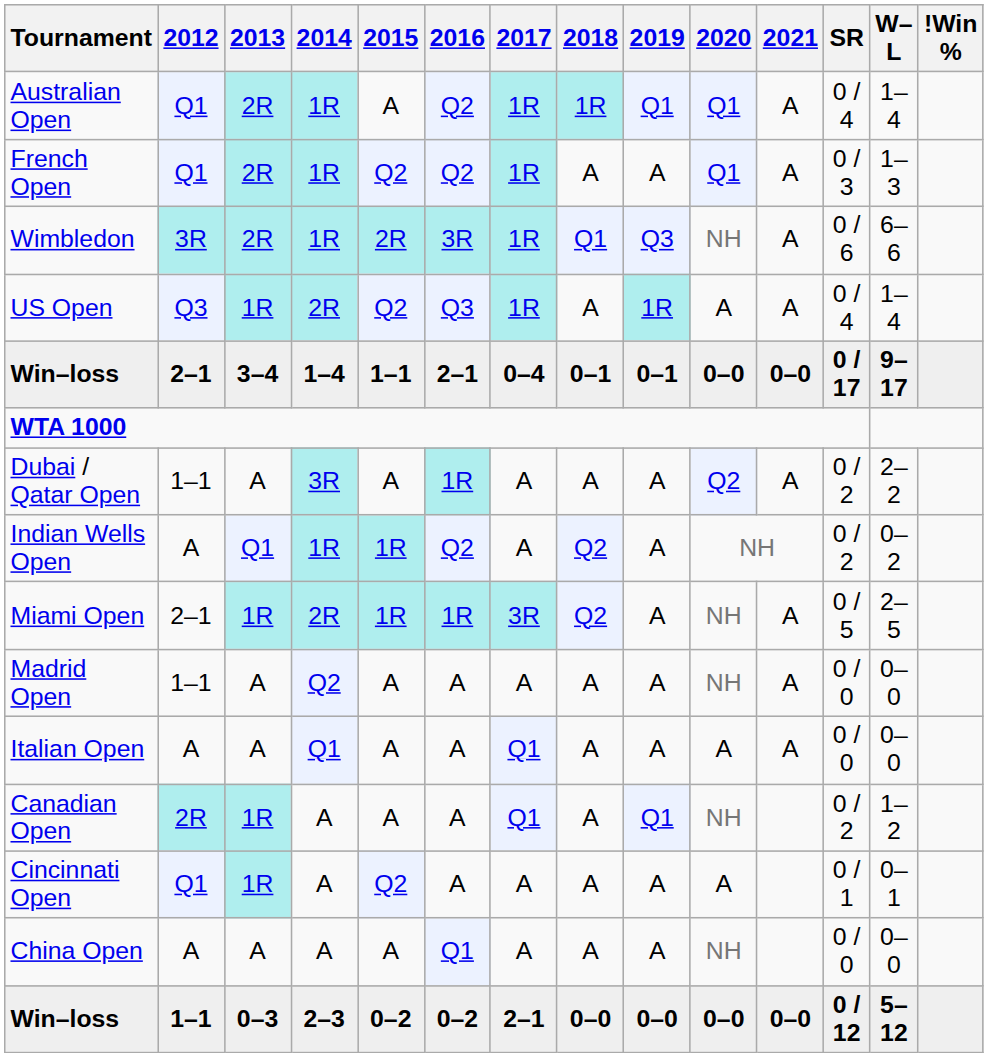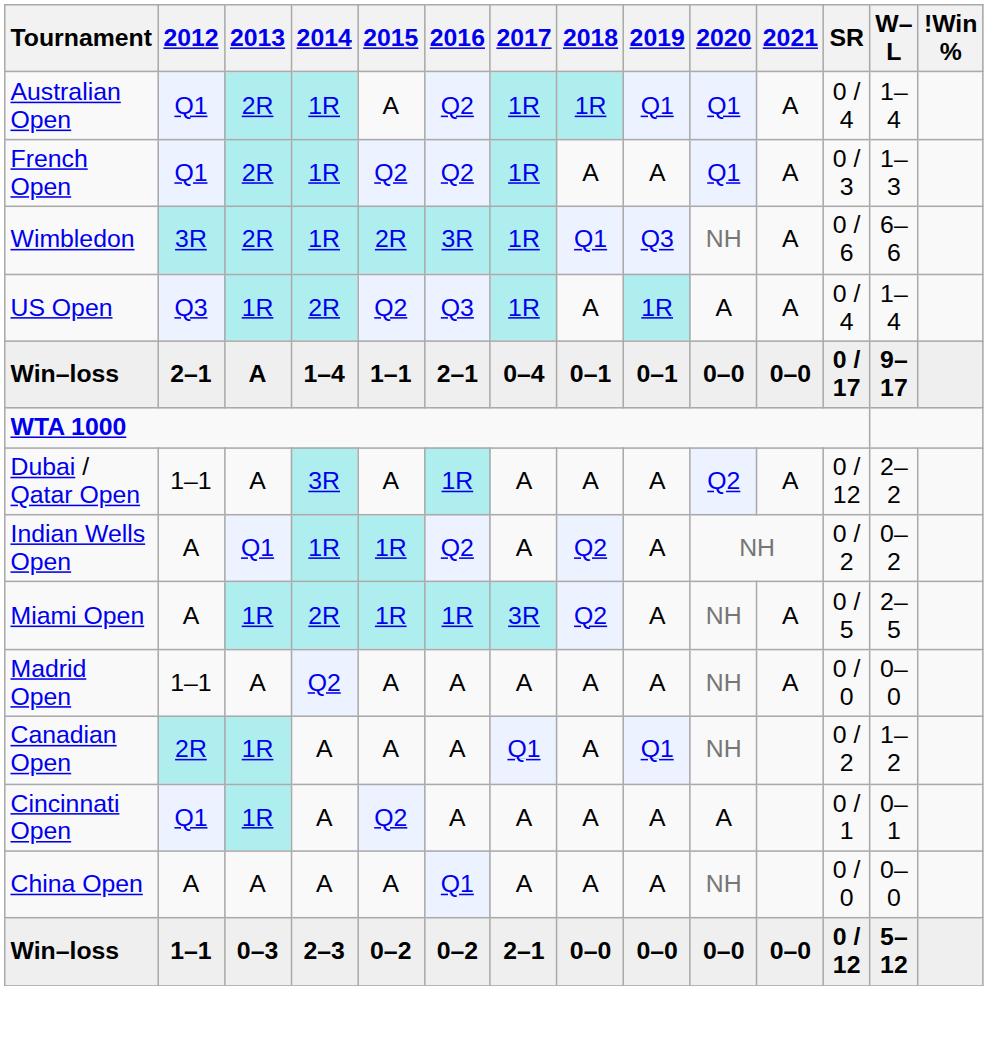(258, 374) 3–4 -> (258, 374) A
(847, 480) 0 / 2 -> (847, 480) 0 / 12
(191, 615) 2–1 -> (191, 615) A
- row: (77, 749)
